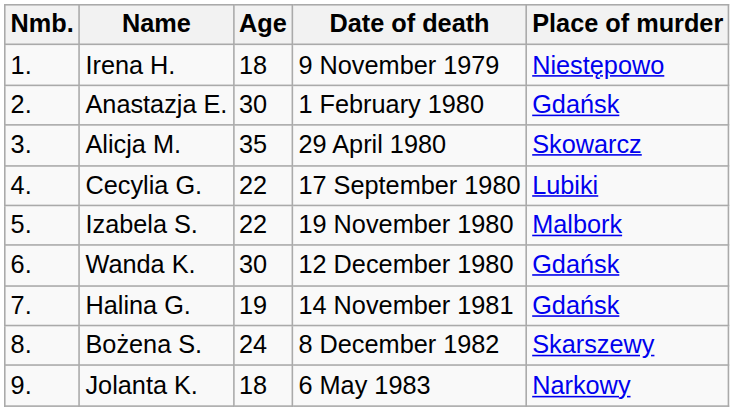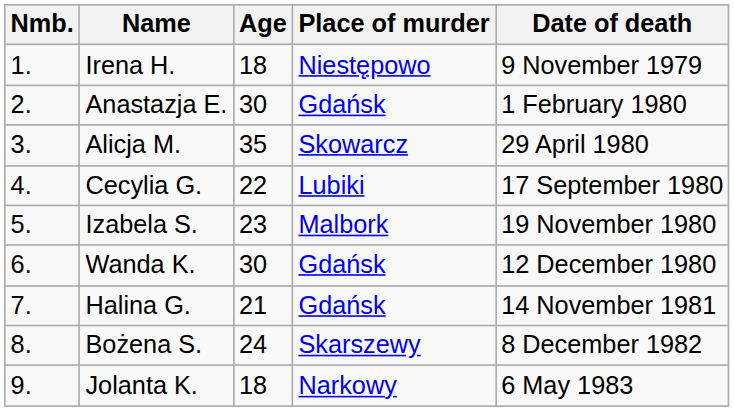columns swapped: (409, 24) <-> (628, 24)
(253, 225) 22 -> (253, 225) 23
(253, 305) 19 -> (253, 305) 21
